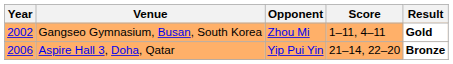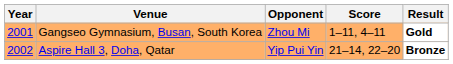(20, 32) 2002 -> (20, 32) 2001
(20, 51) 2006 -> (20, 51) 2002
